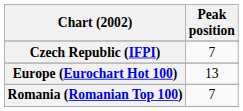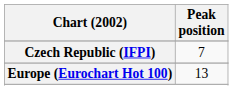- row: (95, 95)
